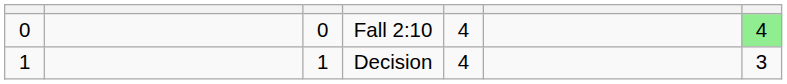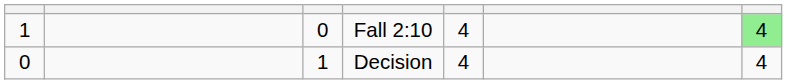(25, 30) 0 -> (25, 30) 1
(25, 62) 1 -> (25, 62) 0
(761, 62) 3 -> (761, 62) 4
